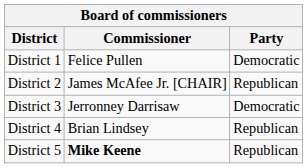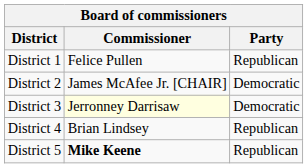(266, 60) Democratic -> (266, 60) Republican
(266, 83) Republican -> (266, 83) Democratic
(124, 106) no background -> (124, 106) lightyellow background
